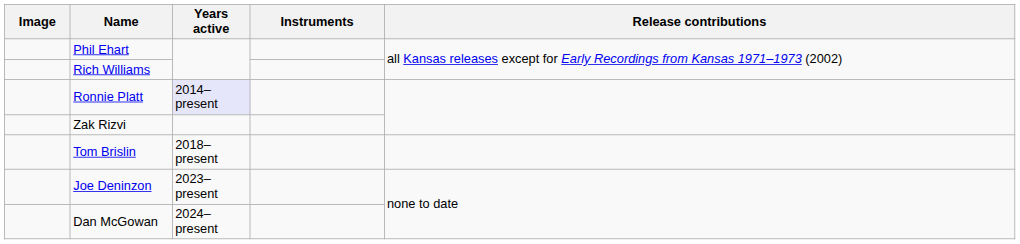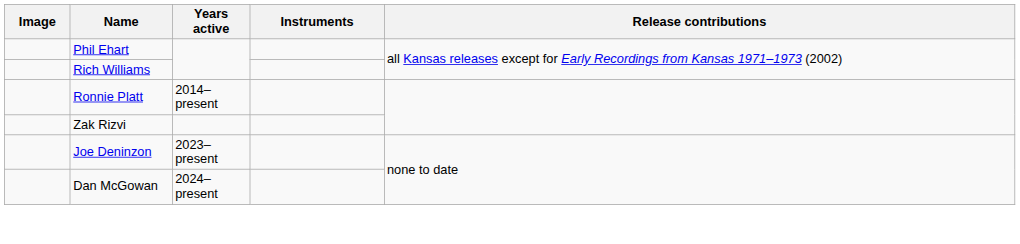(197, 97) lavender background -> (197, 97) no background
- row: (105, 152)
